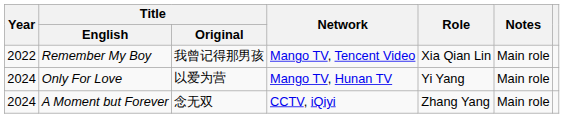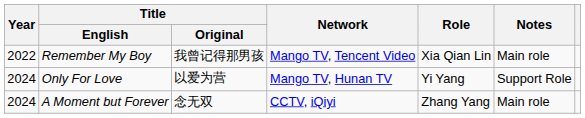(523, 79) Main role -> (534, 79) Support Role
